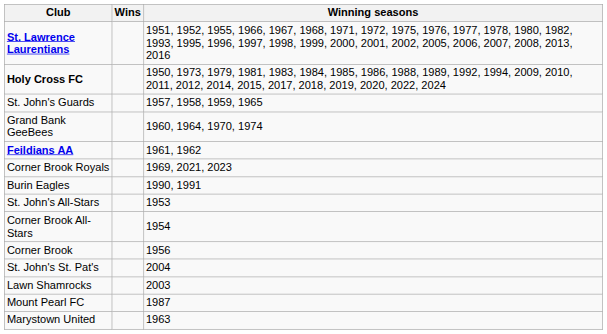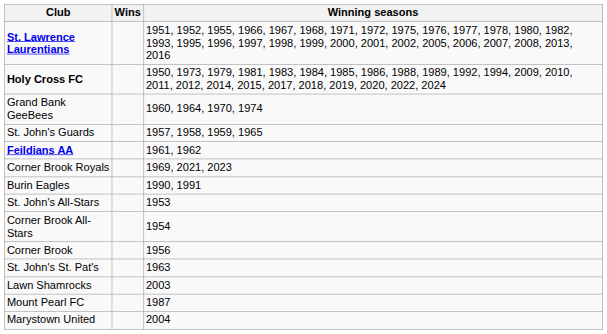rows swapped: (51, 103) <-> (36, 126)
(158, 267) 2004 -> (158, 267) 1963
(158, 320) 1963 -> (158, 320) 2004
